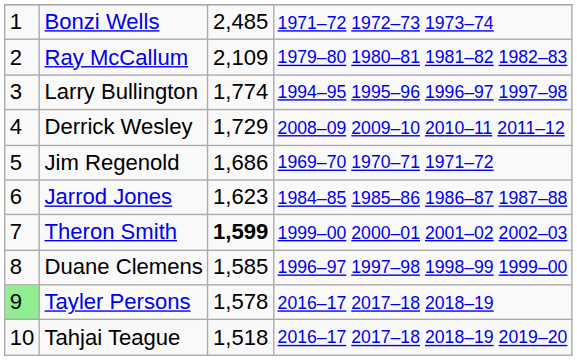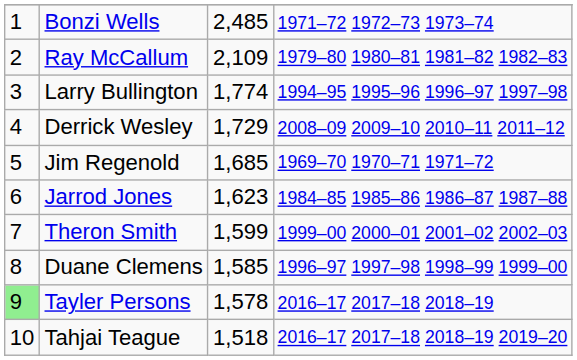(241, 162) 1,686 -> (241, 162) 1,685
(241, 232) bold -> (241, 232) normal
